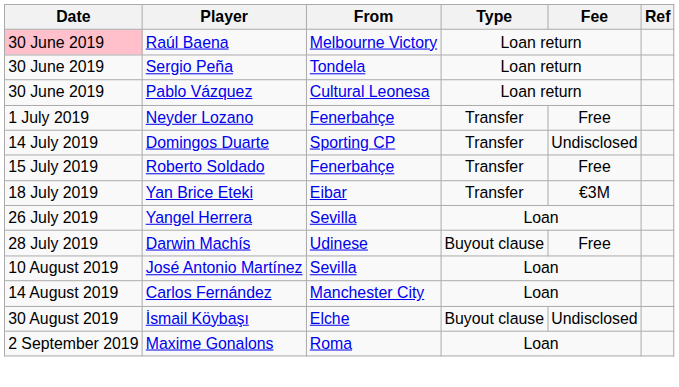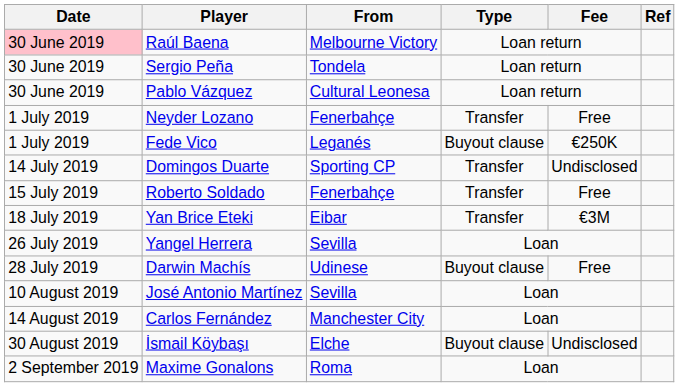+ row: (181, 142)
